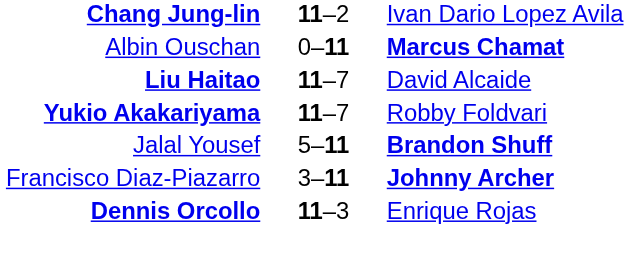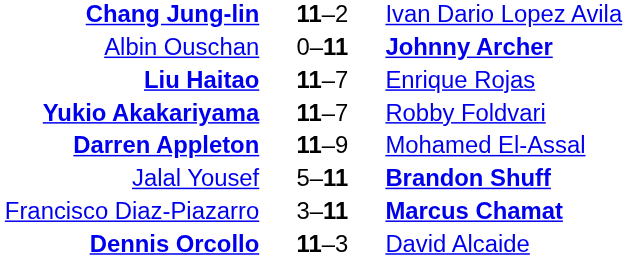(476, 47) Marcus Chamat -> (469, 47) Johnny Archer
(459, 80) David Alcaide -> (460, 80) Enrique Rojas
+ row: (166, 145)
(470, 178) Johnny Archer -> (474, 211) Marcus Chamat
(462, 211) Enrique Rojas -> (458, 244) David Alcaide
